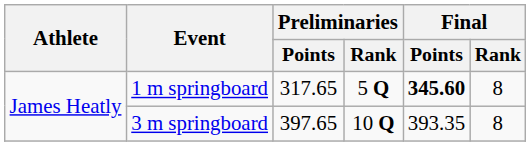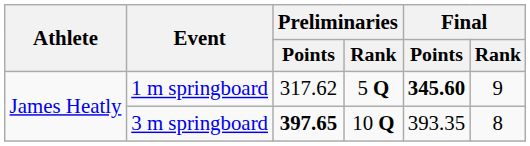(308, 89) 317.65 -> (308, 89) 317.62
(498, 89) 8 -> (498, 89) 9
(308, 123) normal -> (308, 123) bold
